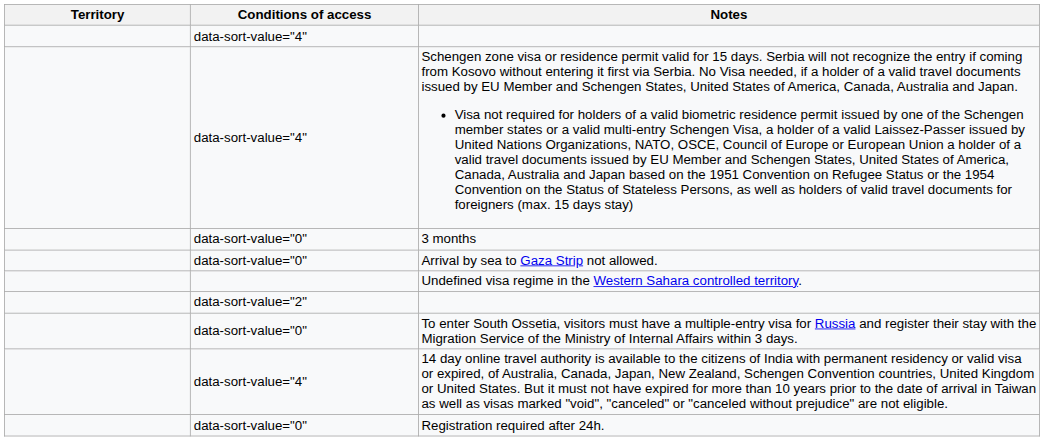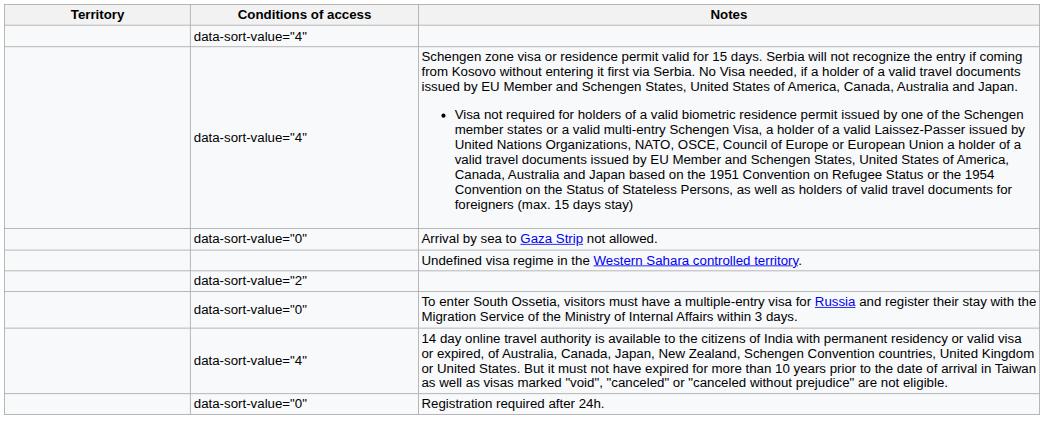- row: (250, 239)
